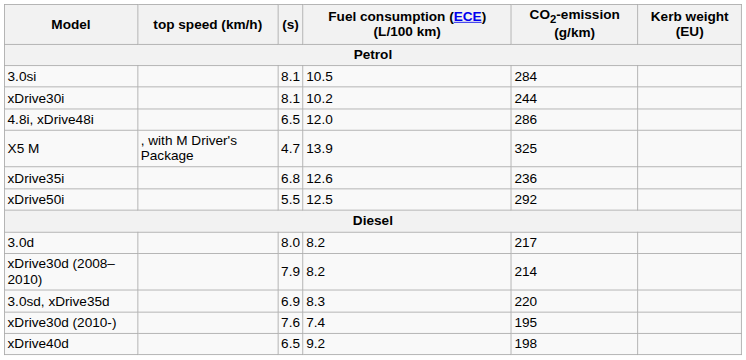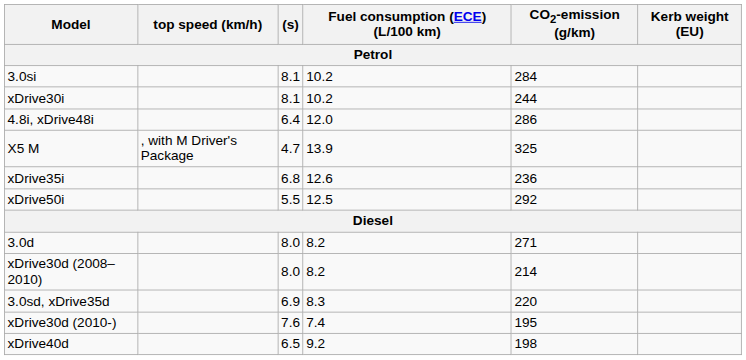(320, 76) 10.5 -> (320, 76) 10.2
(291, 119) 6.5 -> (291, 119) 6.4
(526, 242) 217 -> (526, 242) 271
(291, 271) 7.9 -> (291, 271) 8.0
